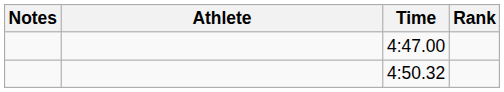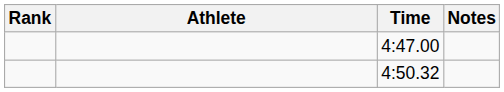columns swapped: (475, 18) <-> (33, 18)
